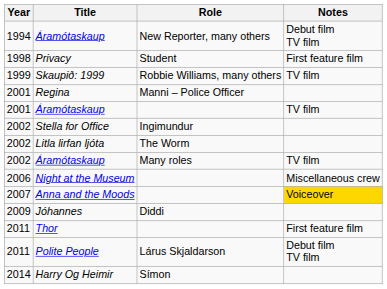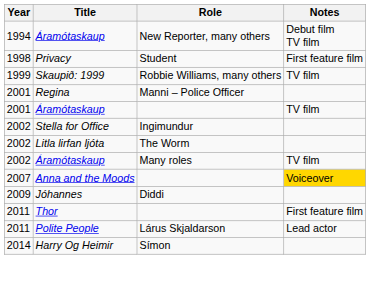- row: (85, 178)
(310, 252) Debut film TV film -> (312, 229) Lead actor
